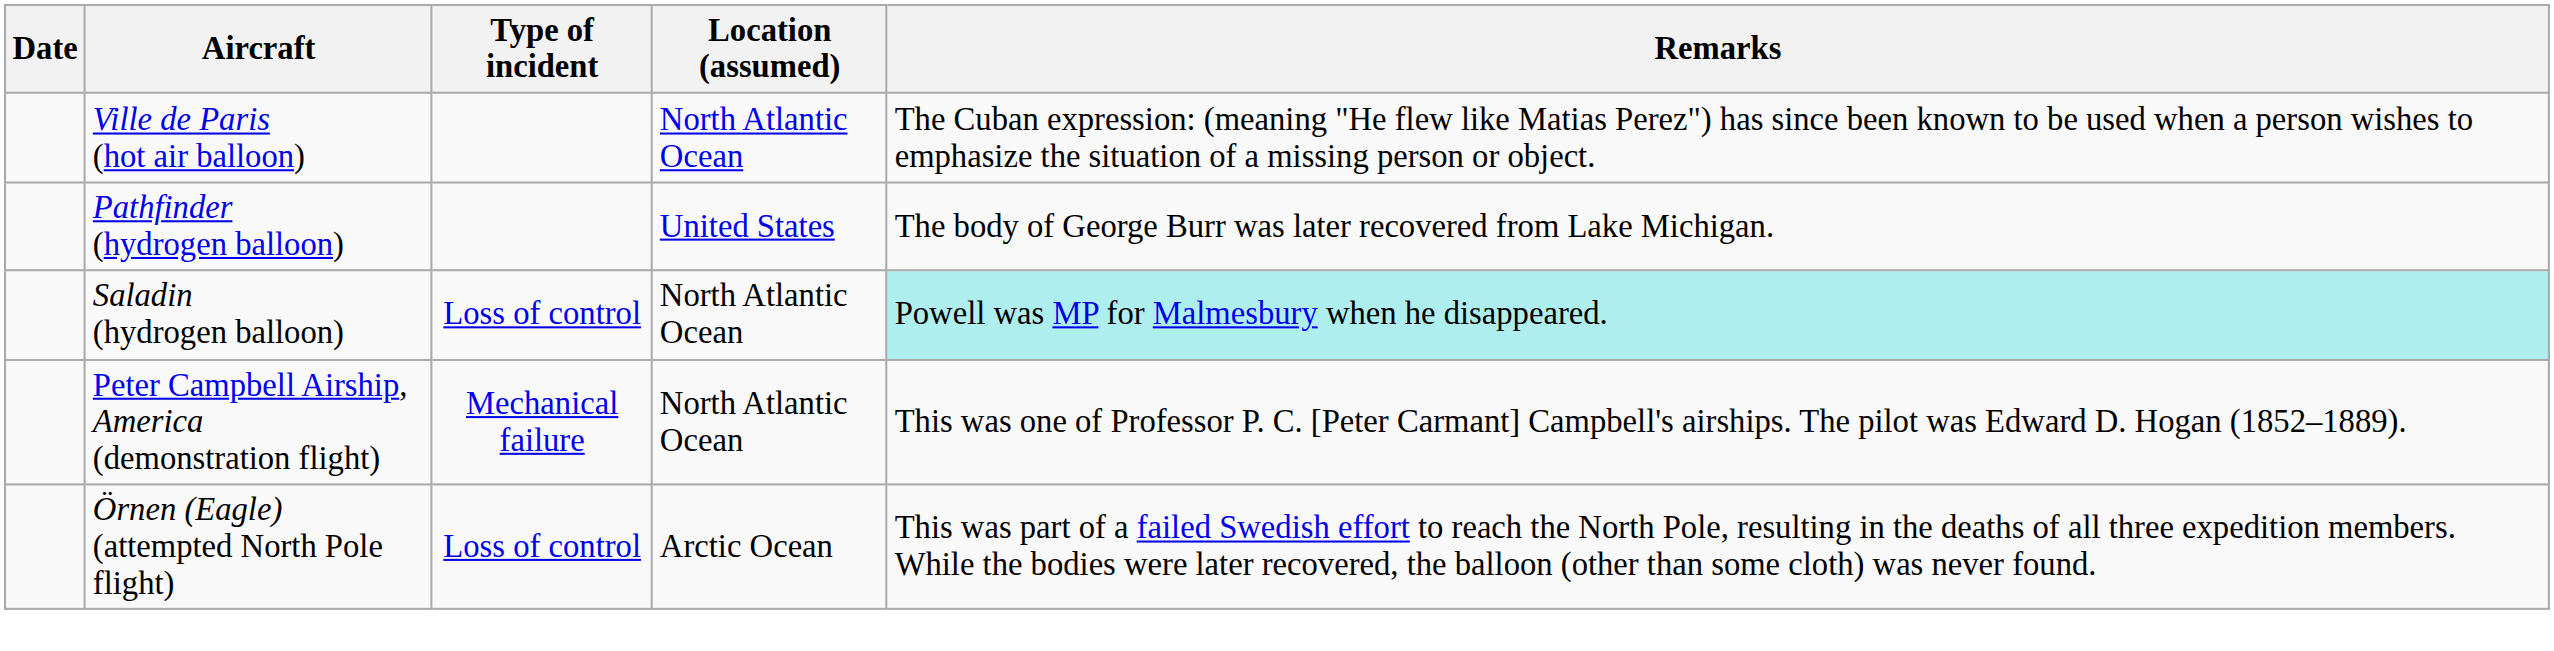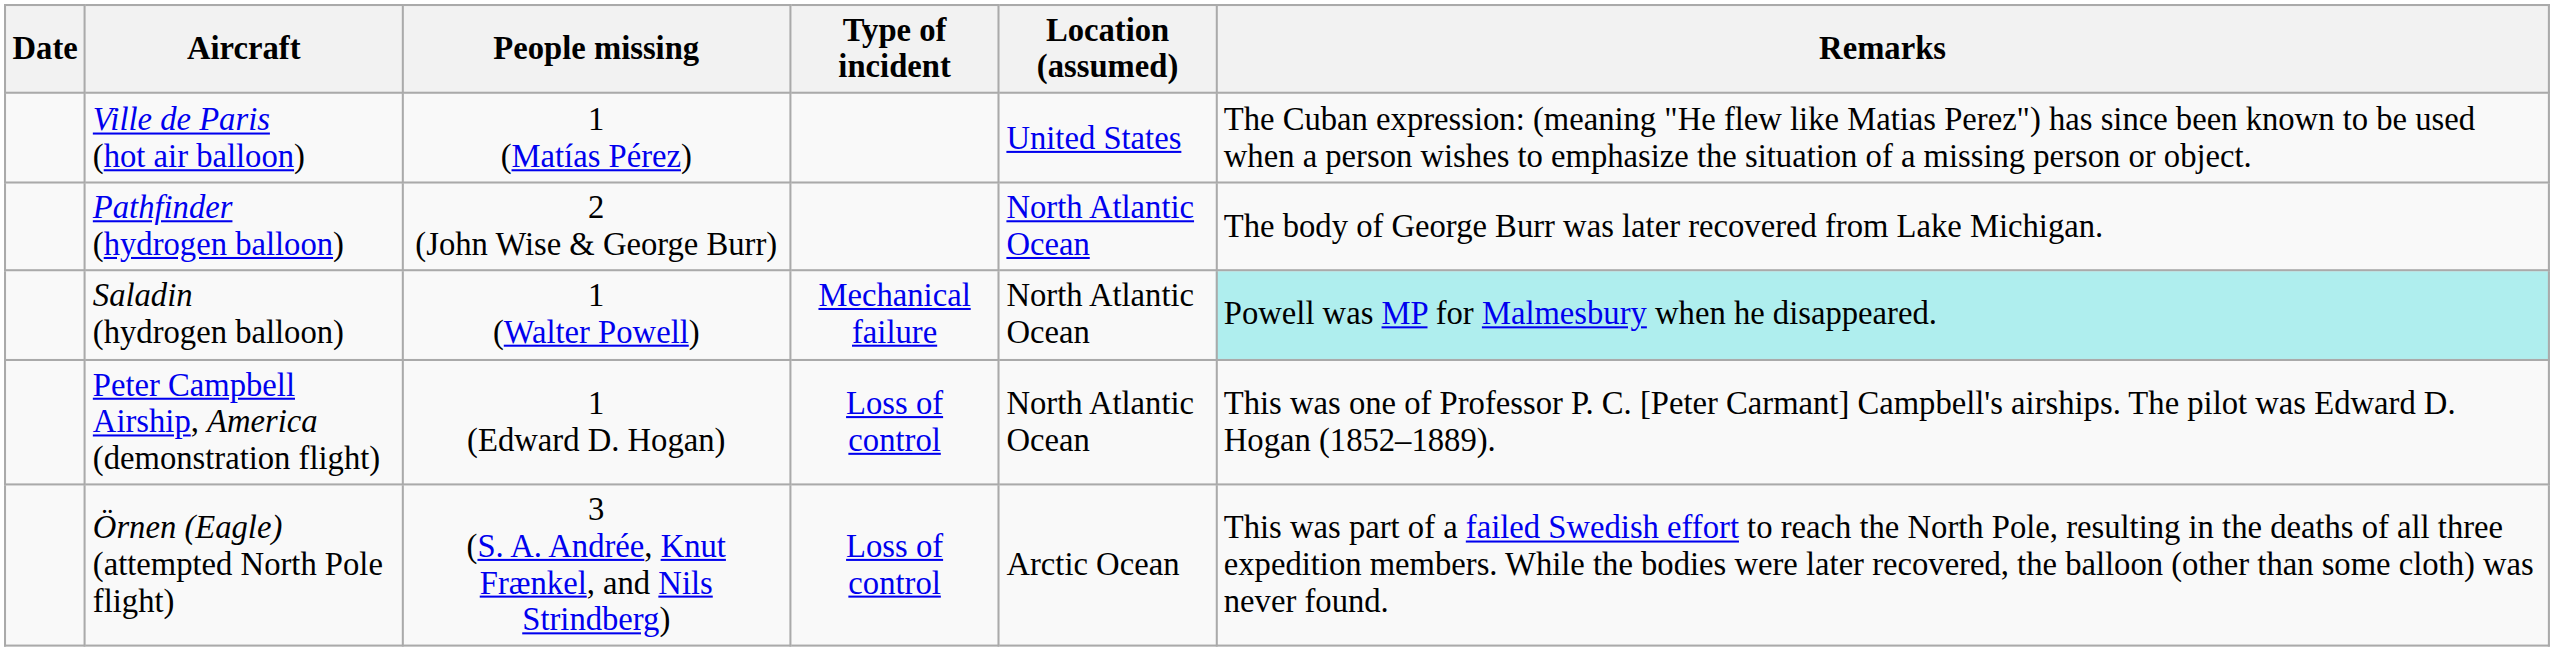+ column: (596, 48)
(754, 137) North Atlantic Ocean -> (1094, 137) United States
(747, 225) United States -> (1100, 225) North Atlantic Ocean
(542, 314) Loss of control -> (895, 314) Mechanical failure
(542, 421) Mechanical failure -> (895, 421) Loss of control
